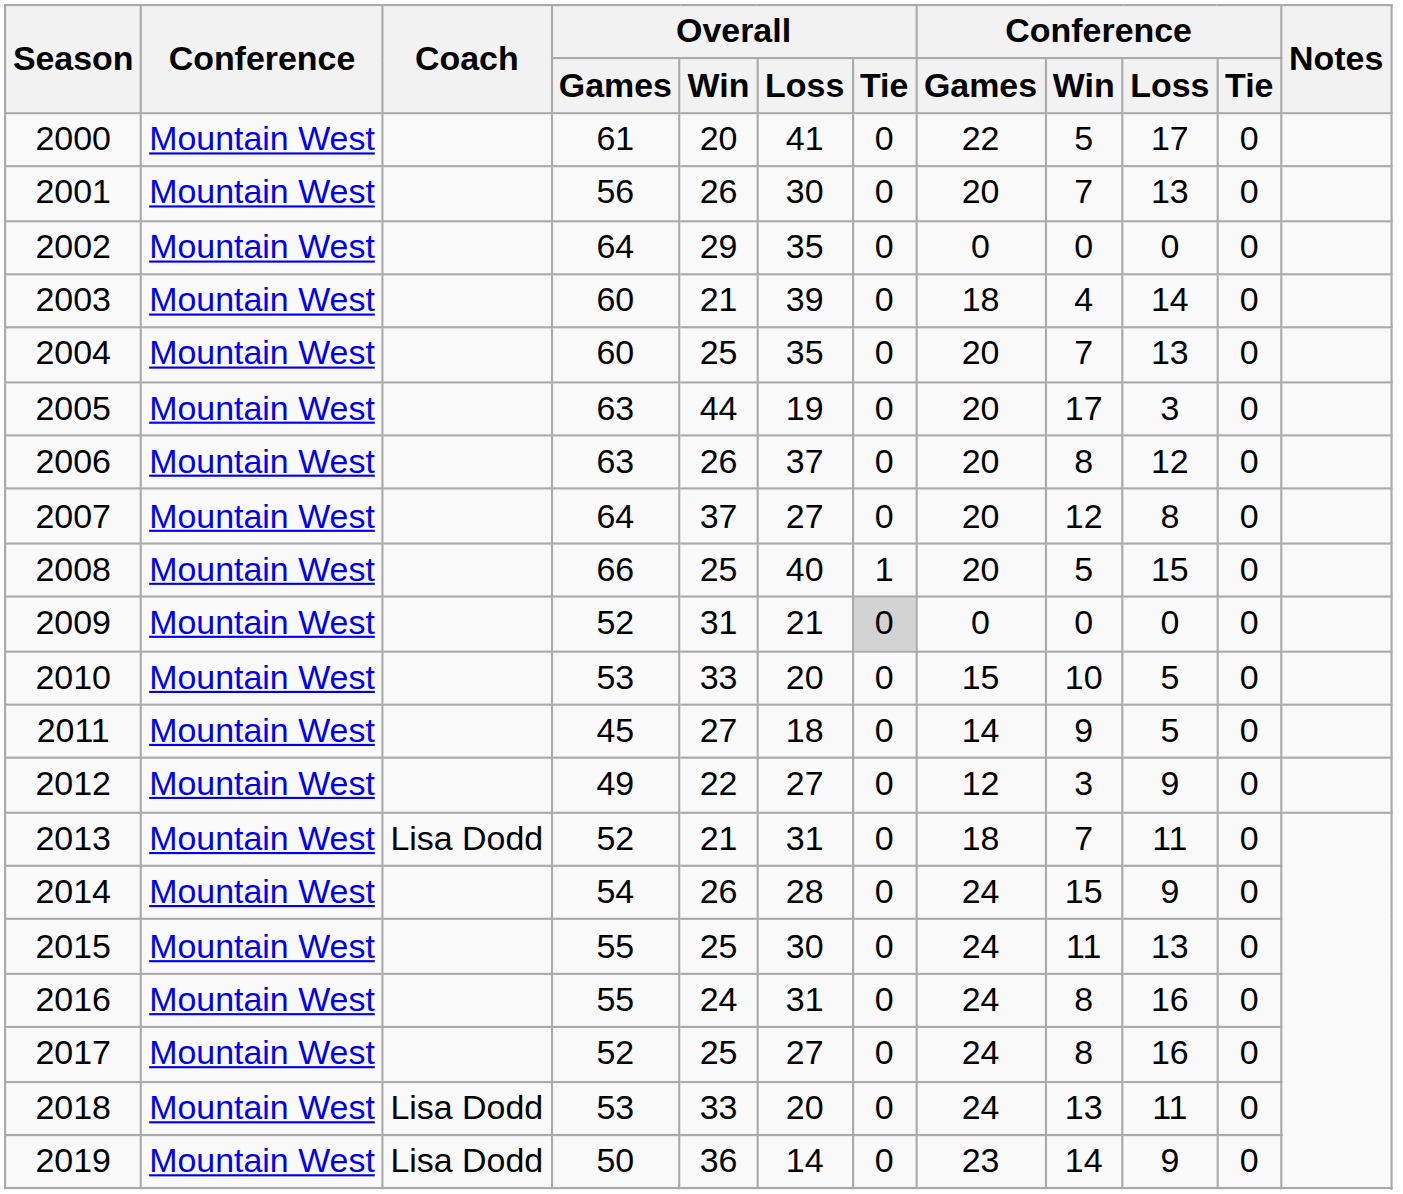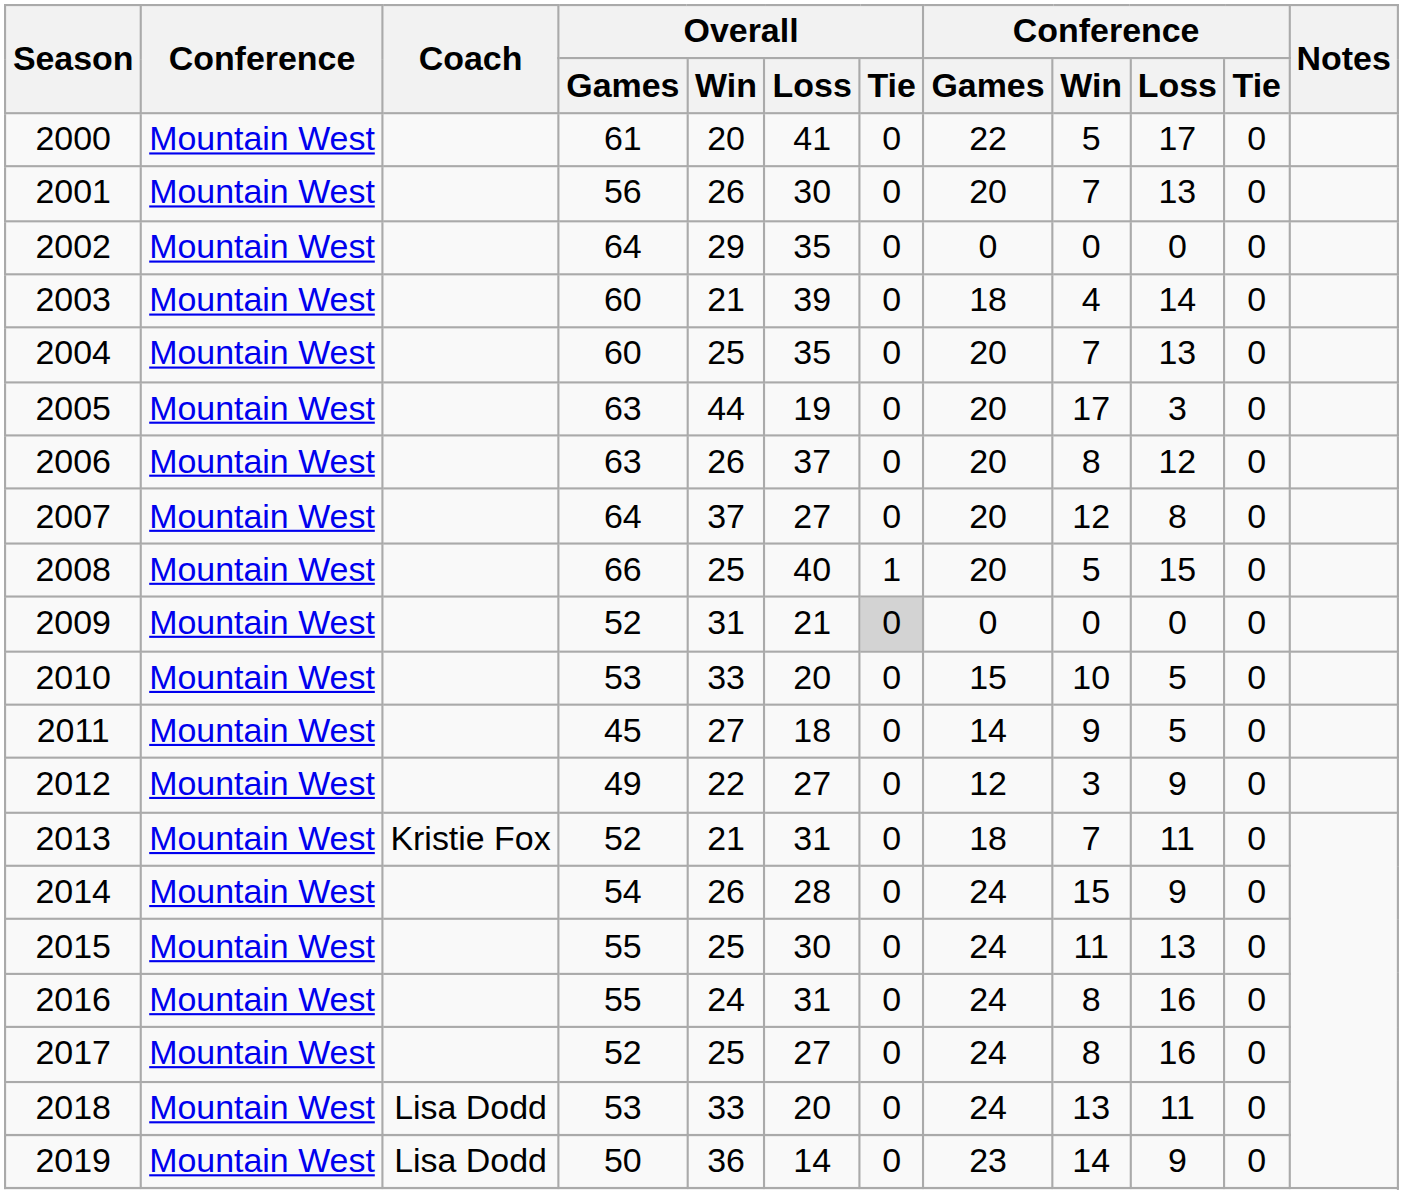(467, 838) Lisa Dodd -> (471, 838) Kristie Fox
